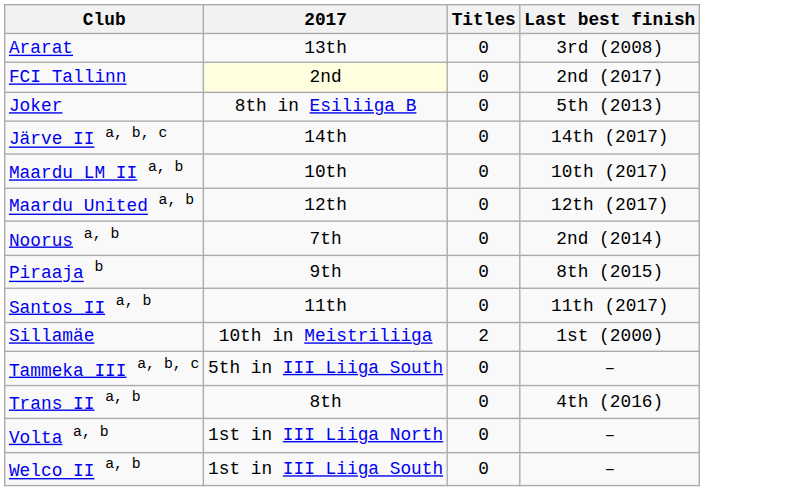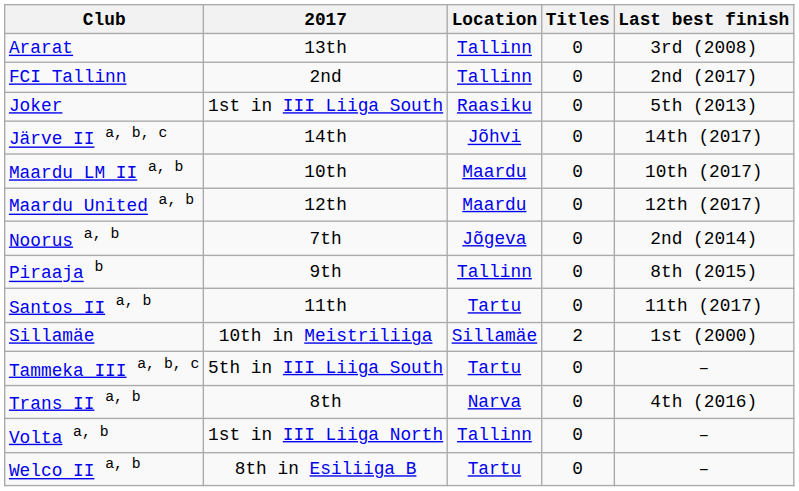+ column: (494, 19)
(326, 77) lightyellow background -> (326, 77) no background
(326, 106) 8th in Esiliiga B -> (326, 106) 1st in III Liiga South
(326, 469) 1st in III Liiga South -> (326, 469) 8th in Esiliiga B
